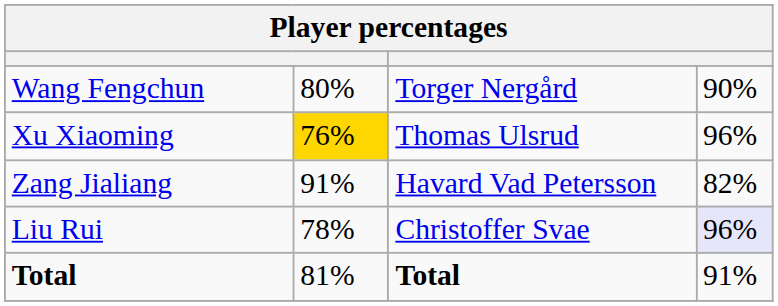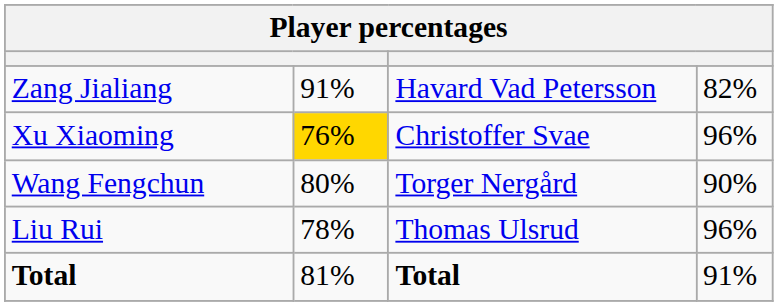rows swapped: (92, 182) <-> (108, 88)
(487, 135) Thomas Ulsrud -> (493, 135) Christoffer Svae
(493, 229) Christoffer Svae -> (487, 229) Thomas Ulsrud
(730, 229) lavender background -> (730, 229) no background
